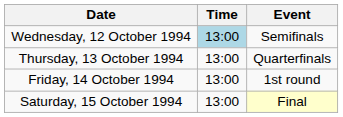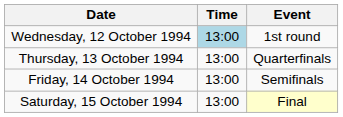(292, 36) Semifinals -> (292, 36) 1st round
(292, 79) 1st round -> (292, 79) Semifinals
